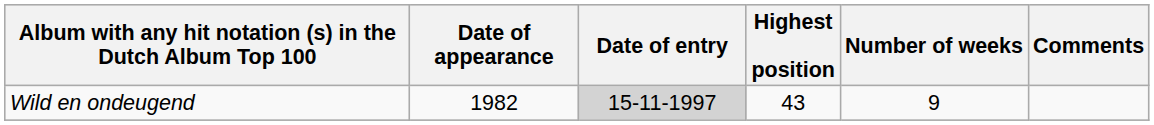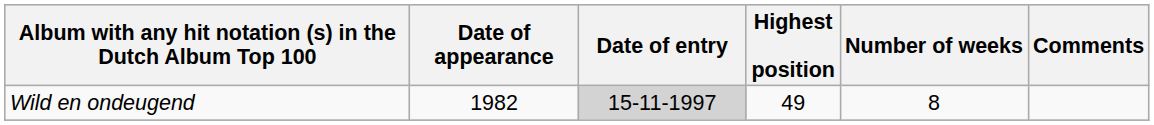(793, 103) 43 -> (793, 103) 49
(934, 103) 9 -> (934, 103) 8
